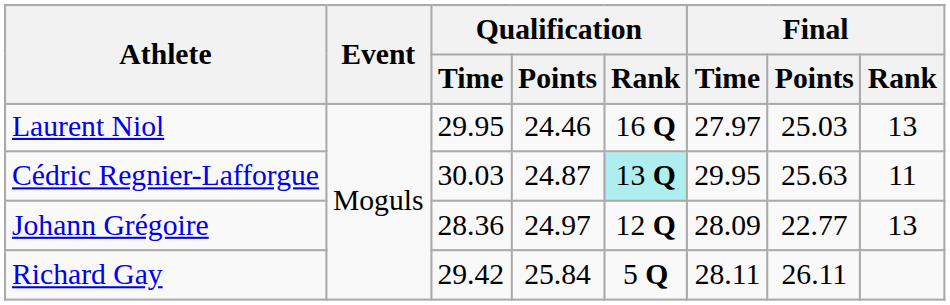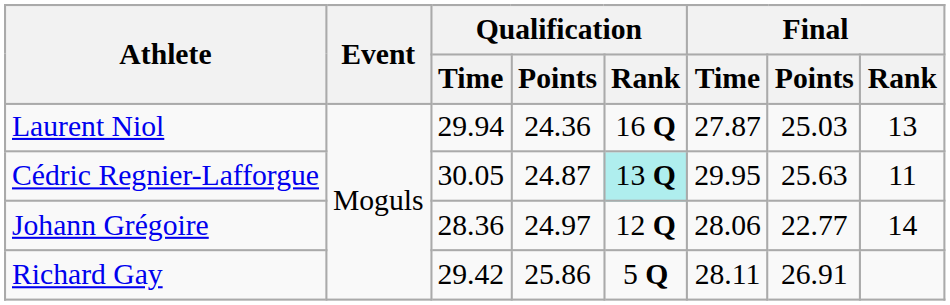(471, 127) 29.95 -> (471, 127) 29.94
(558, 127) 24.46 -> (558, 127) 24.36
(728, 127) 27.97 -> (728, 127) 27.87
(471, 176) 30.03 -> (471, 176) 30.05
(728, 225) 28.09 -> (728, 225) 28.06
(902, 225) 13 -> (902, 225) 14
(558, 273) 25.84 -> (558, 273) 25.86
(814, 273) 26.11 -> (814, 273) 26.91
